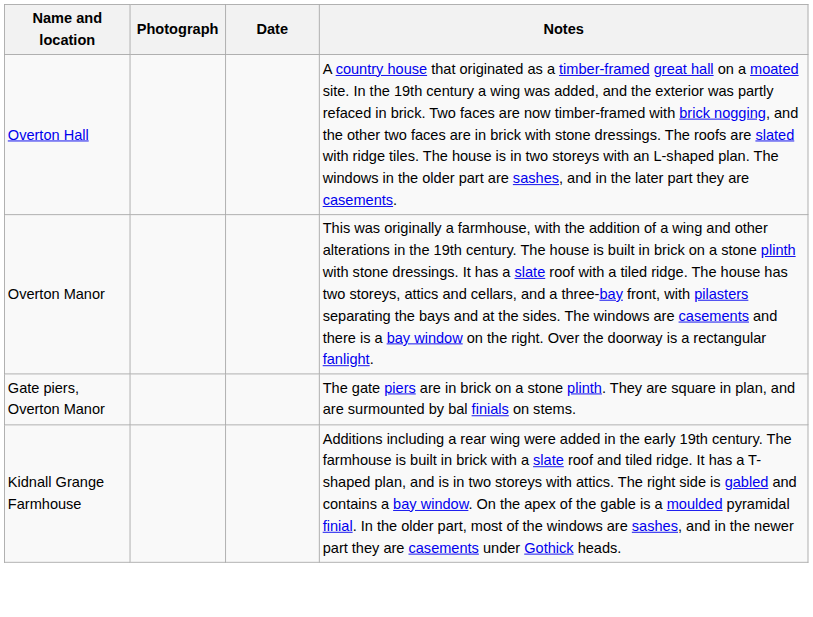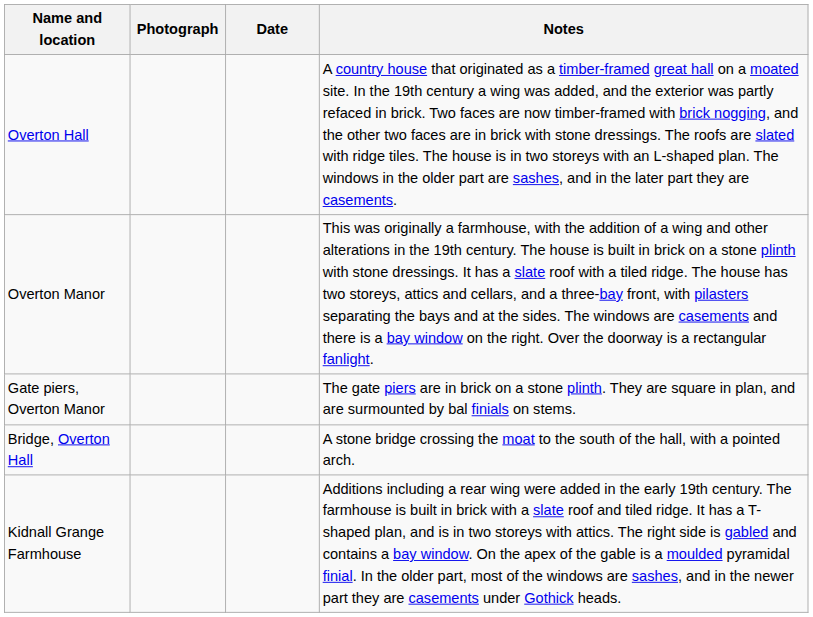+ row: (59, 449)
